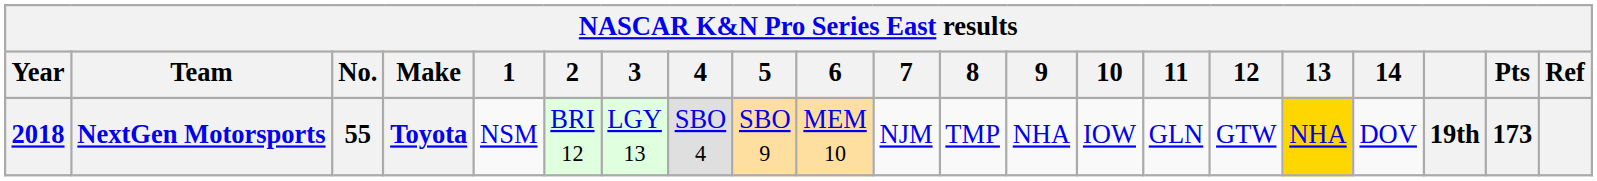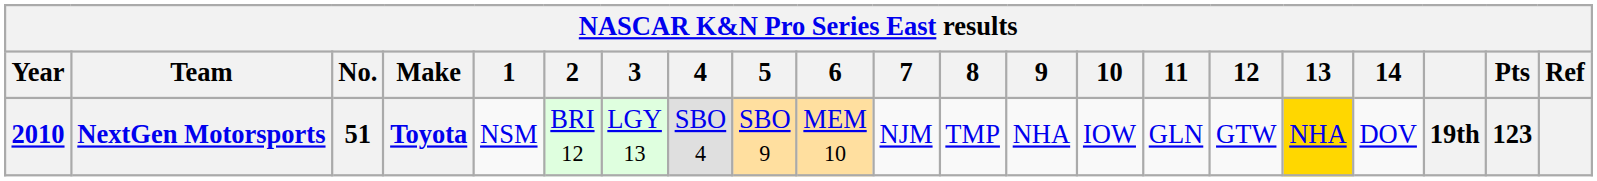(38, 135) 2018 -> (38, 135) 2010
(358, 135) 55 -> (358, 135) 51
(1512, 135) 173 -> (1512, 135) 123
